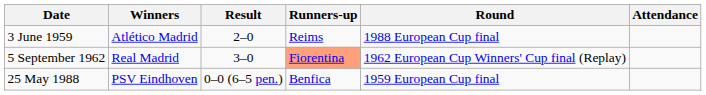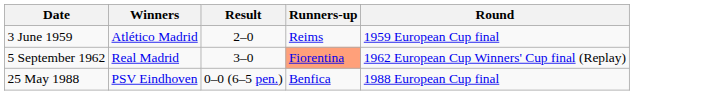- column: (665, 15)
(432, 36) 1988 European Cup final -> (432, 36) 1959 European Cup final
(432, 79) 1959 European Cup final -> (432, 79) 1988 European Cup final
